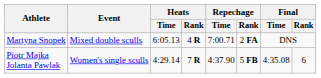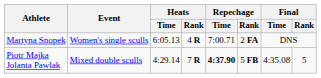(106, 40) Mixed double sculls -> (109, 40) Women's single sculls
(109, 60) Women's single sculls -> (106, 60) Mixed double sculls
(221, 60) normal -> (221, 60) bold
(304, 60) 6 -> (304, 60) 5
